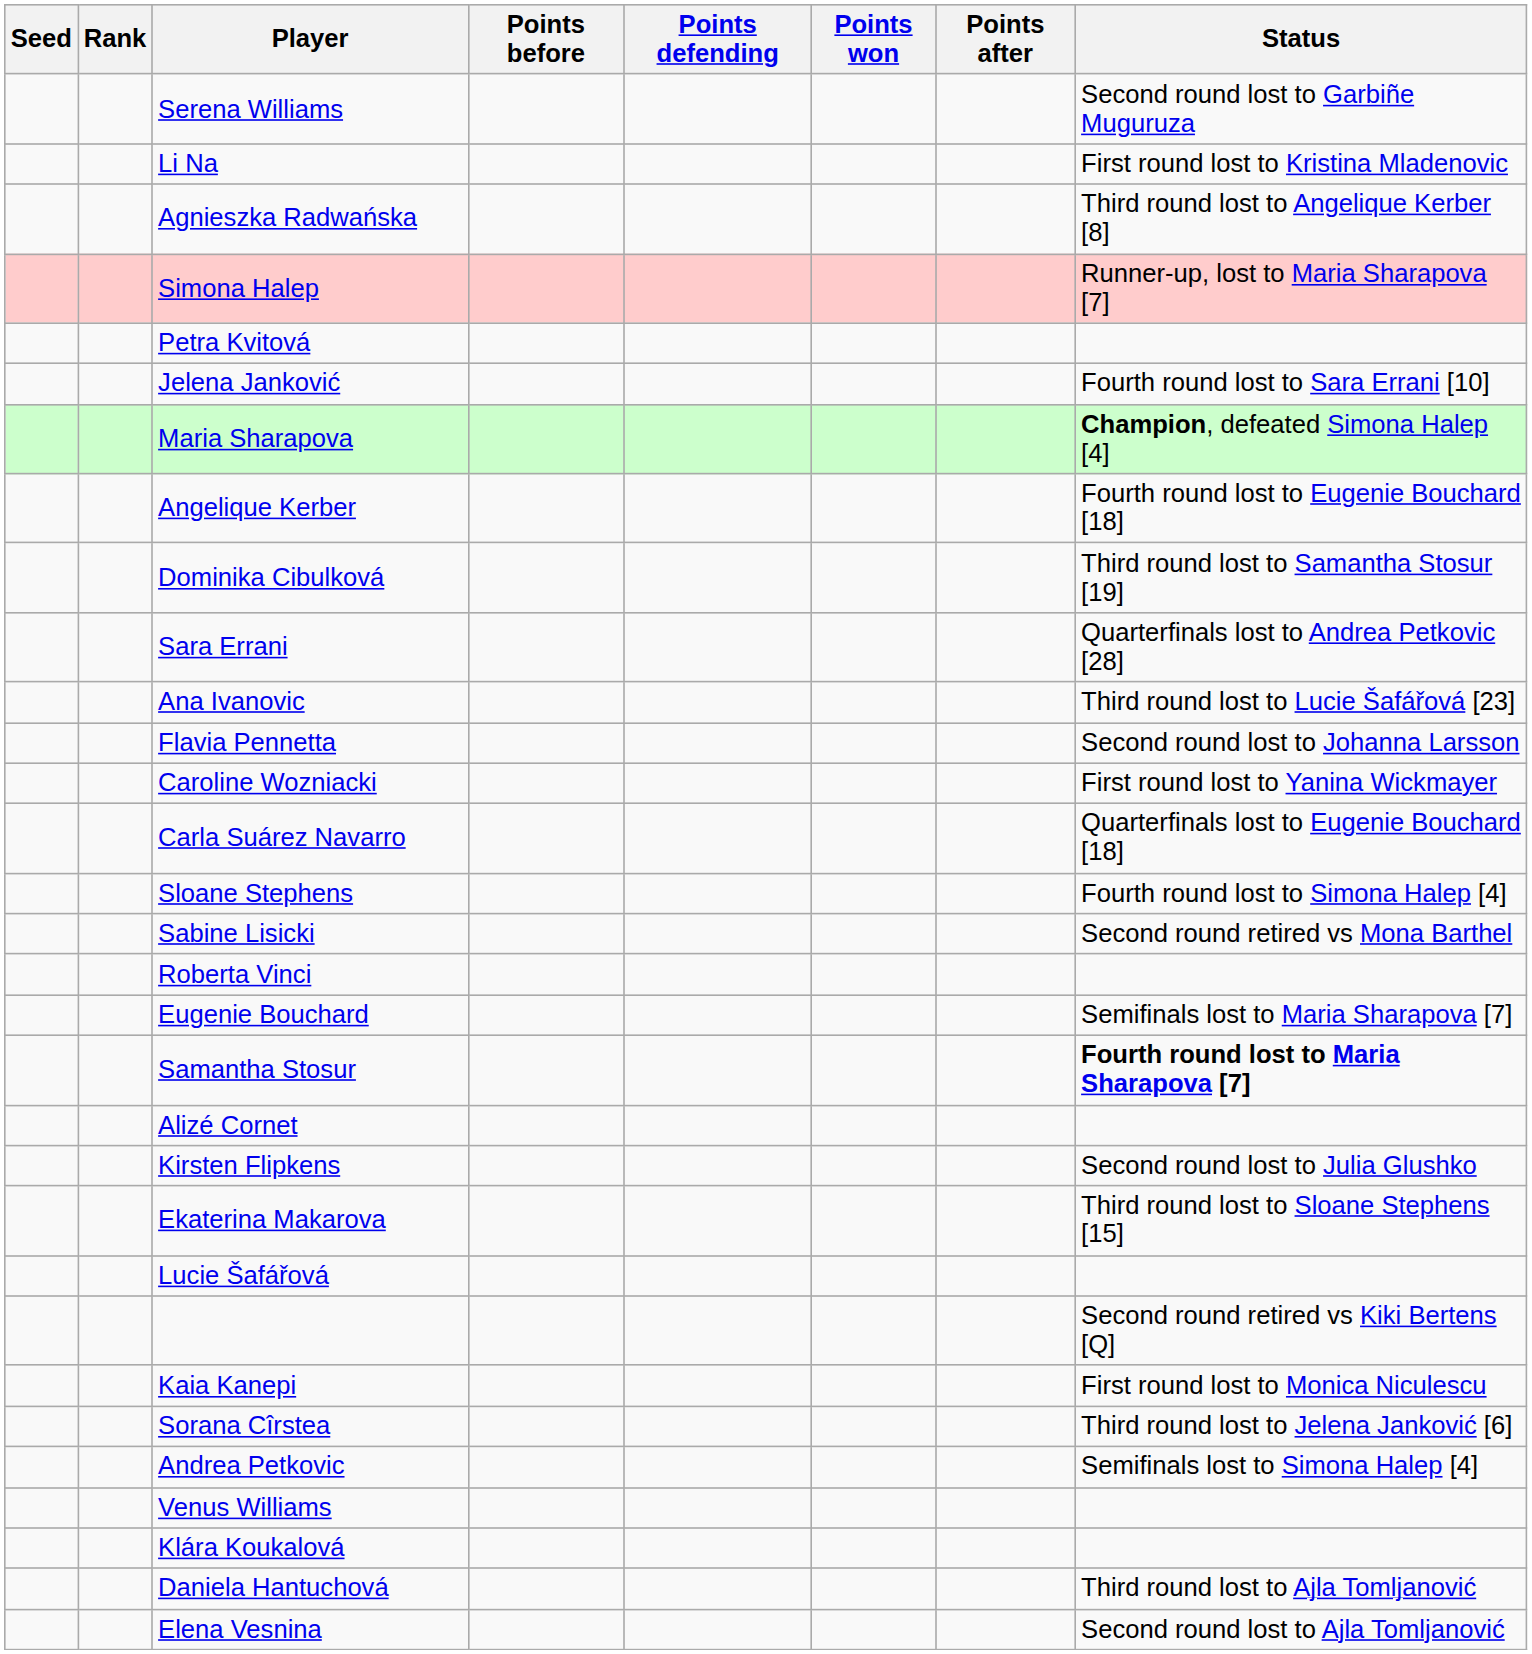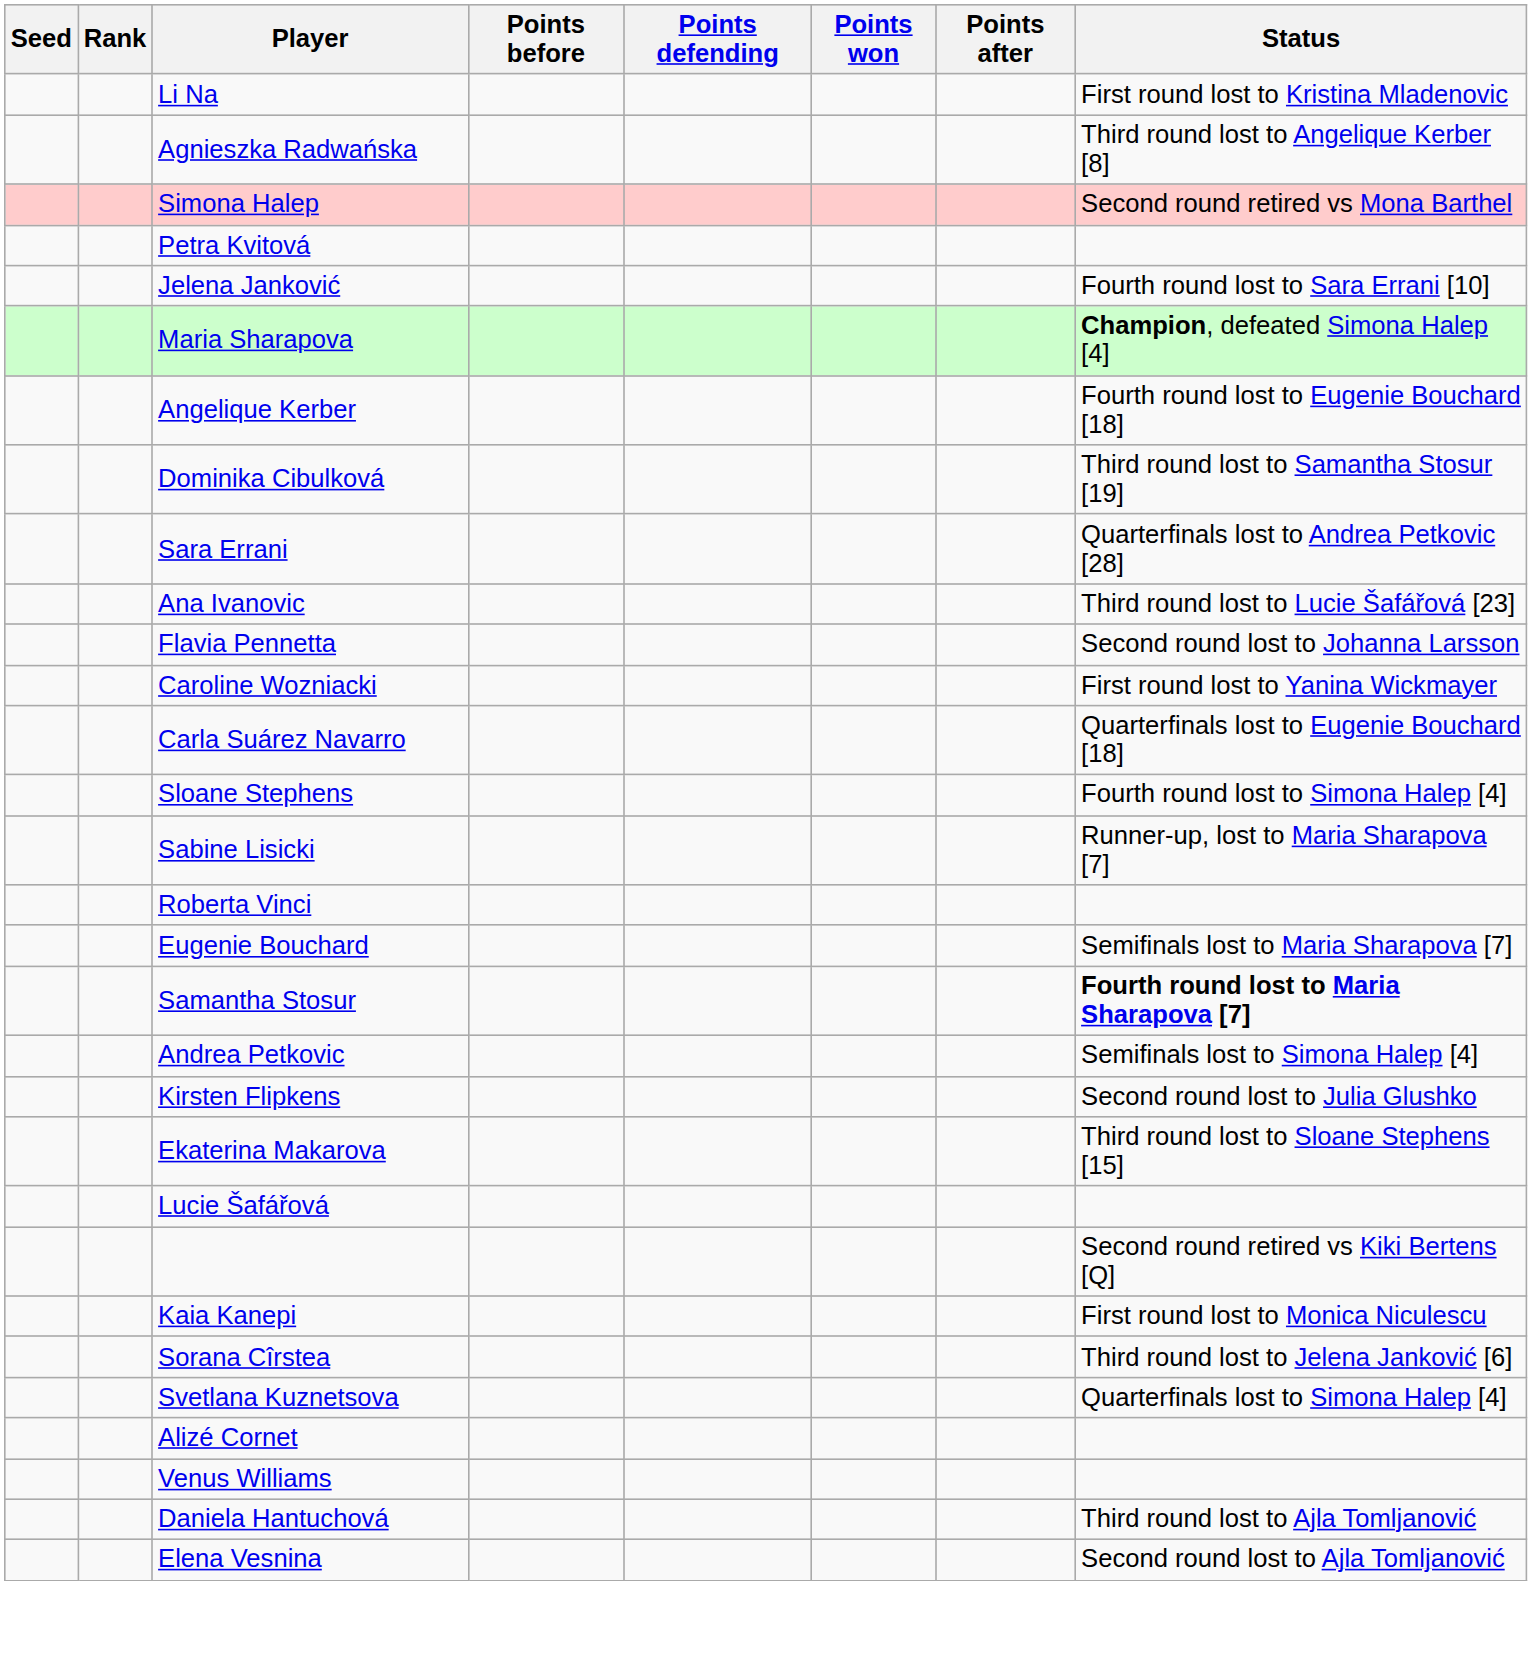- row: (251, 108)
(1284, 288) Runner-up, lost to Maria Sharapova [7] -> (1297, 204) Second round retired vs Mona Barthel
(1297, 933) Second round retired vs Mona Barthel -> (1284, 849) Runner-up, lost to Maria Sharapova [7]
rows swapped: (228, 1124) <-> (251, 1466)
+ row: (278, 1397)
- row: (251, 1547)
